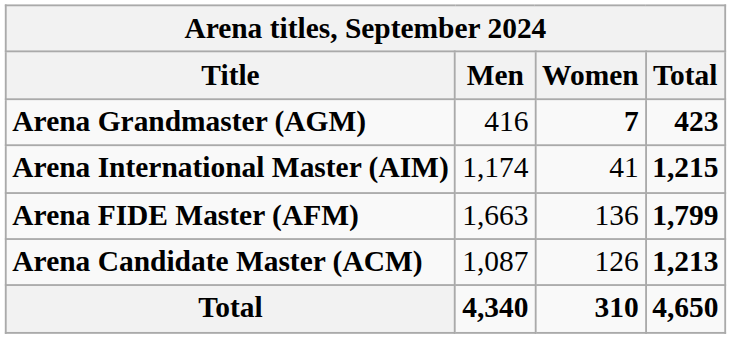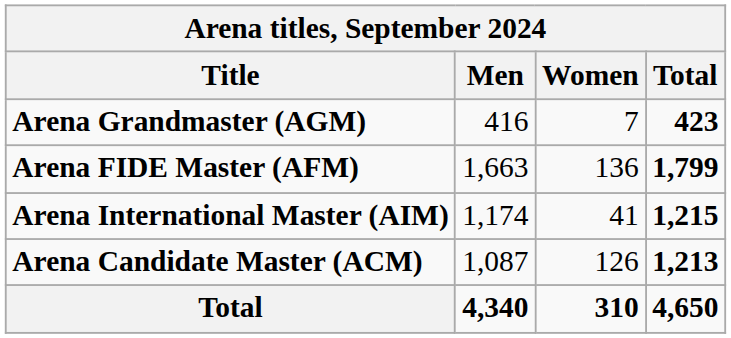(631, 121) bold -> (631, 121) normal
rows swapped: (231, 168) <-> (186, 215)
